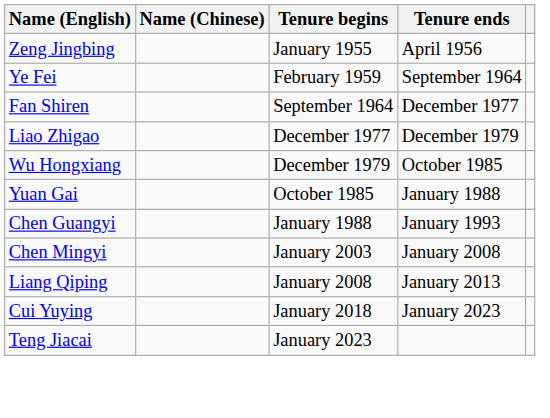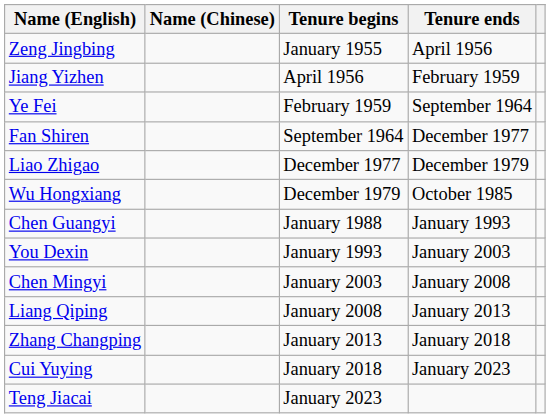+ row: (56, 77)
- row: (43, 194)
+ row: (49, 252)
+ row: (75, 340)
